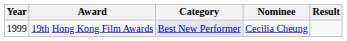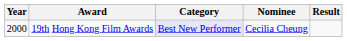(17, 28) 1999 -> (17, 28) 2000
